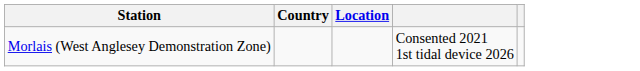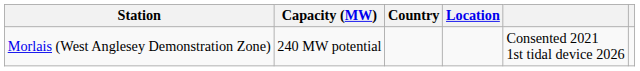+ column: (329, 15)
